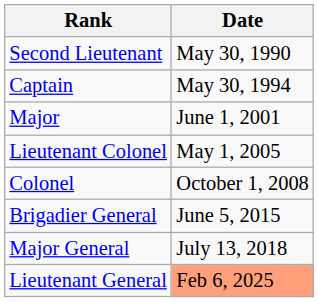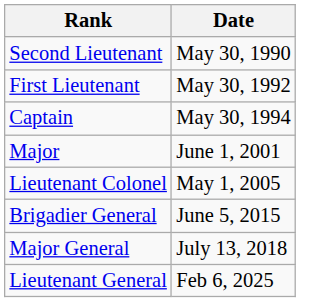+ row: (74, 85)
- row: (42, 183)
(225, 280) lightsalmon background -> (225, 280) no background
